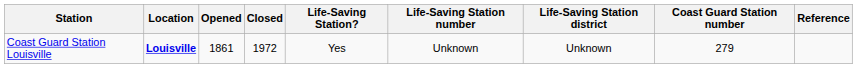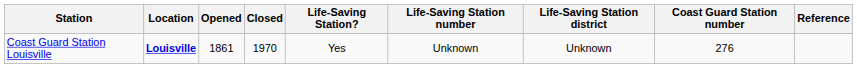(265, 48) 1972 -> (265, 48) 1970
(725, 48) 279 -> (725, 48) 276
